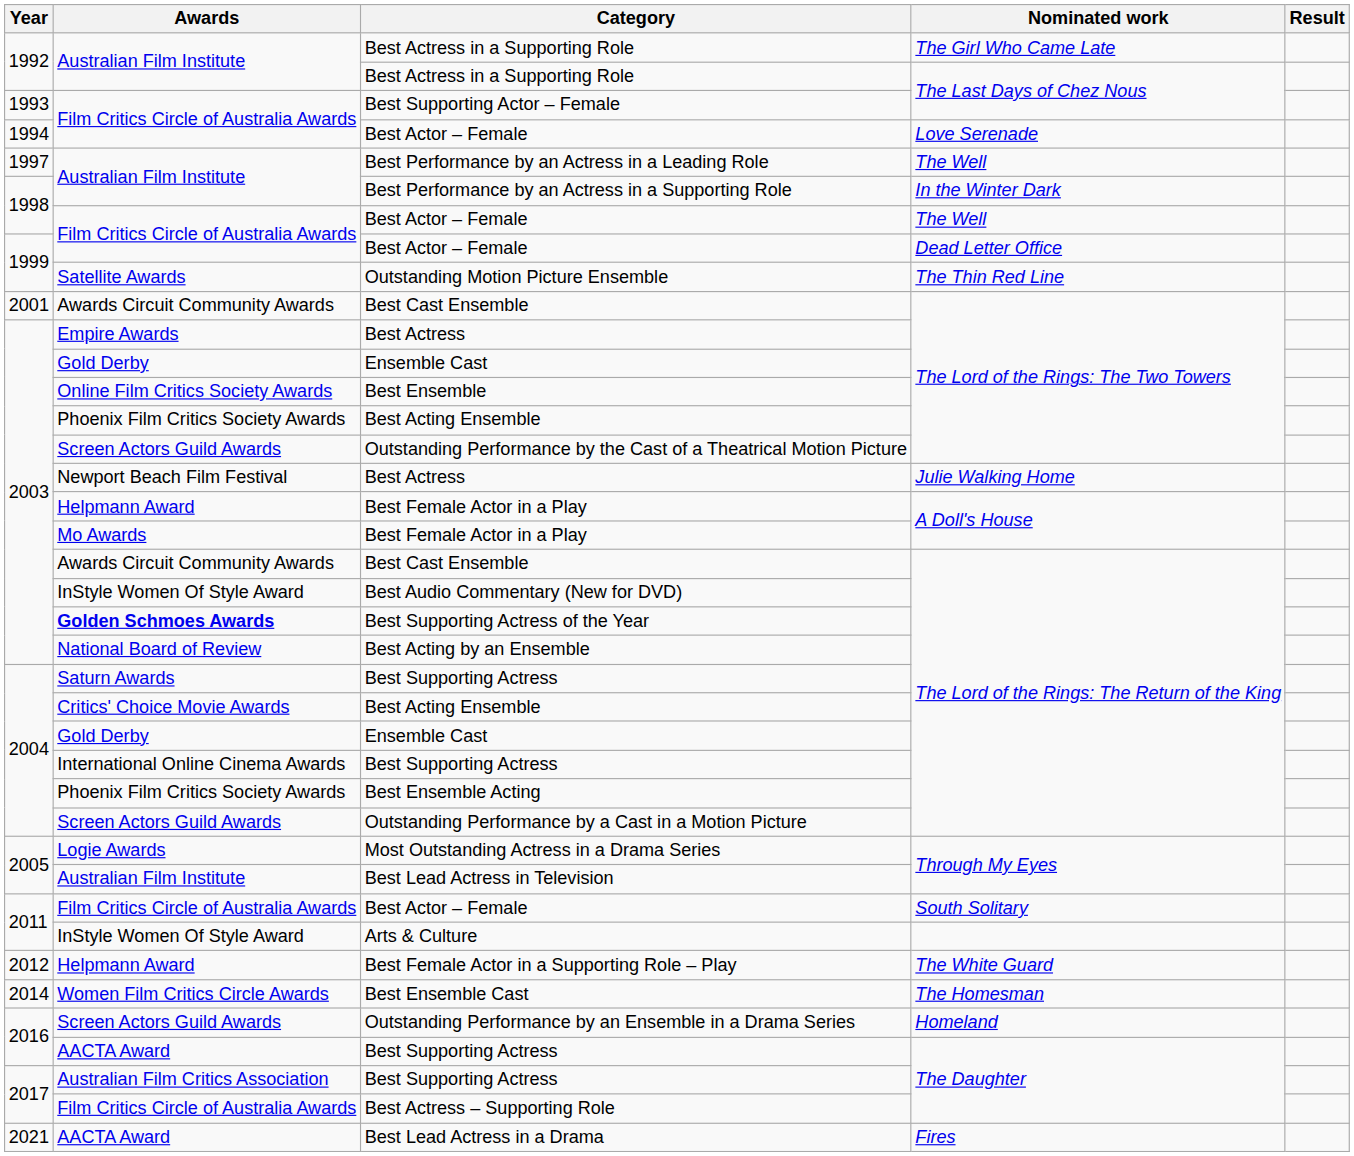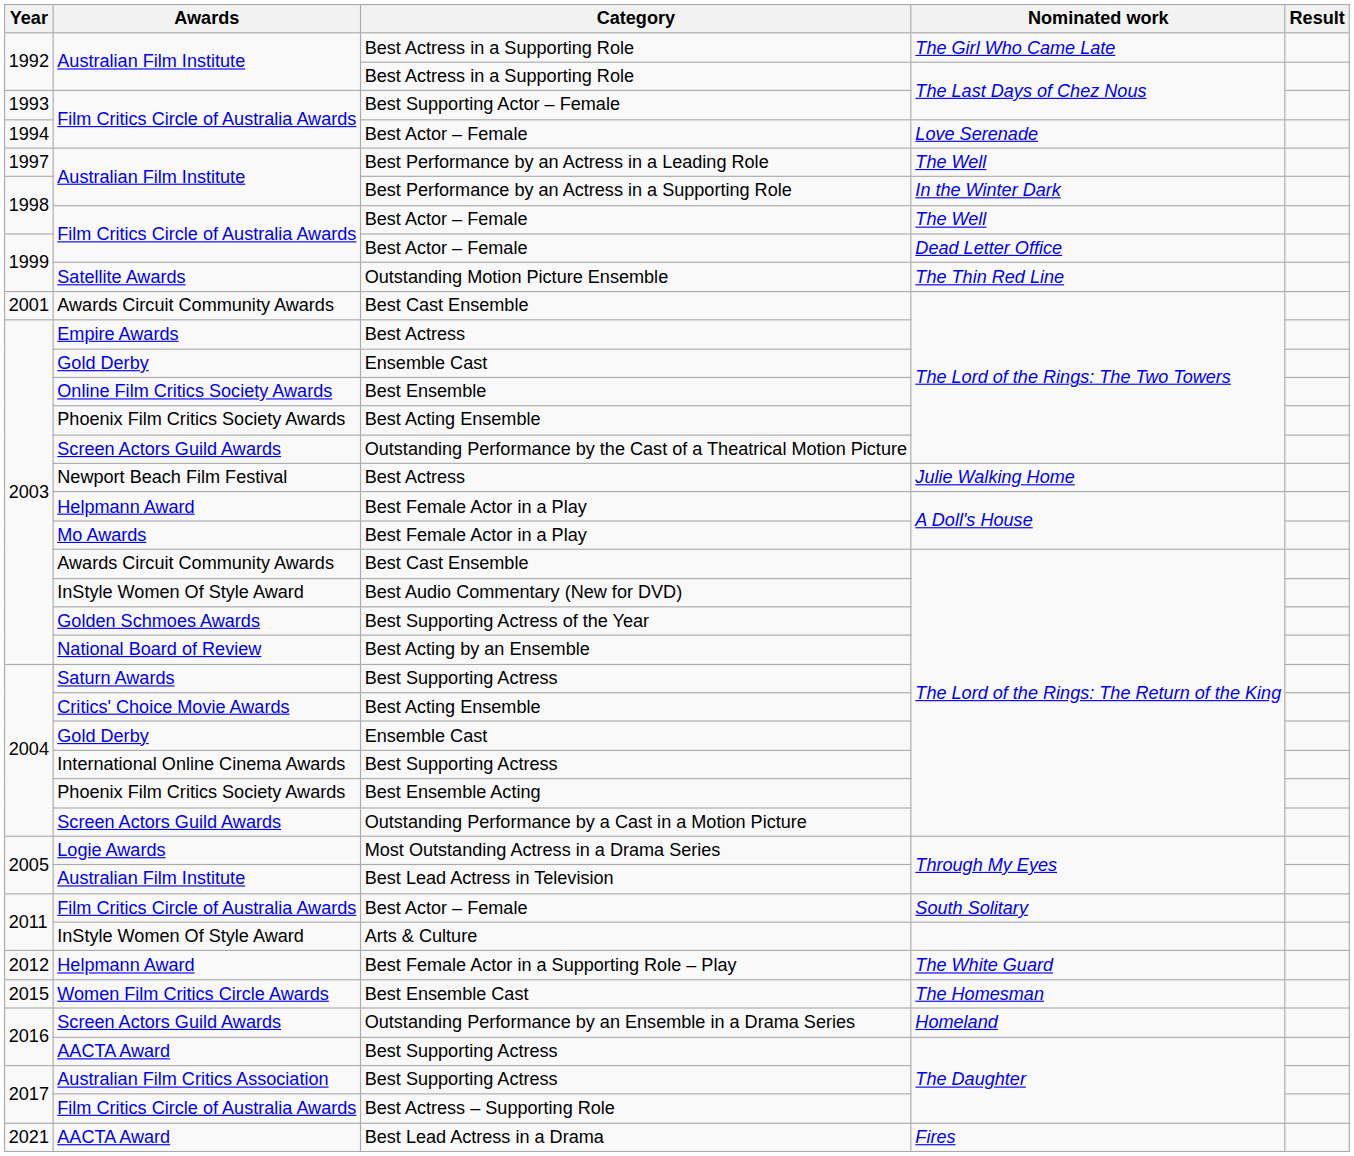(166, 620) bold -> (159, 620) normal
(29, 993) 2014 -> (29, 993) 2015
